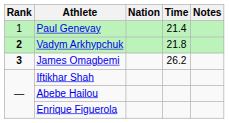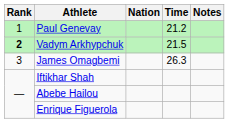(176, 28) 21.4 -> (176, 28) 21.2
(176, 45) 21.8 -> (176, 45) 21.5
(19, 61) bold -> (19, 61) normal
(176, 61) 26.2 -> (176, 61) 26.3
